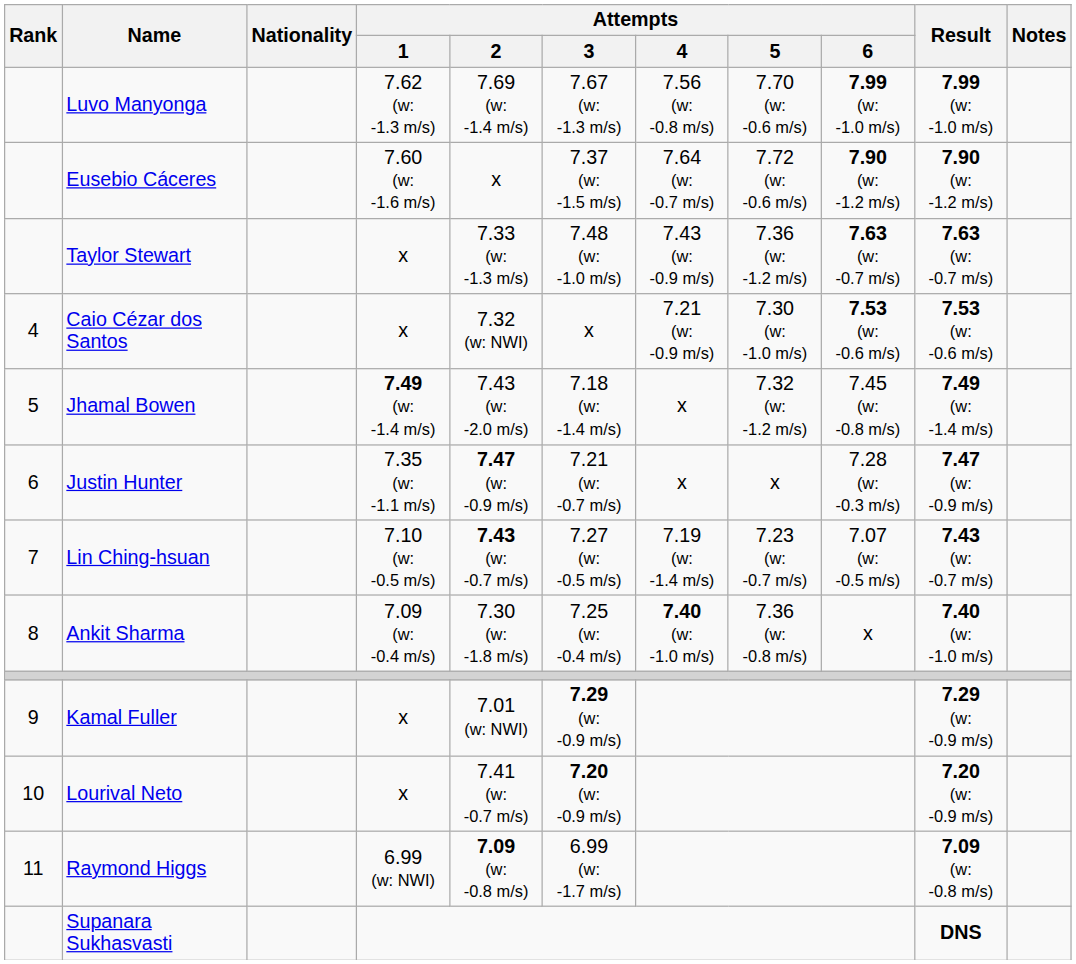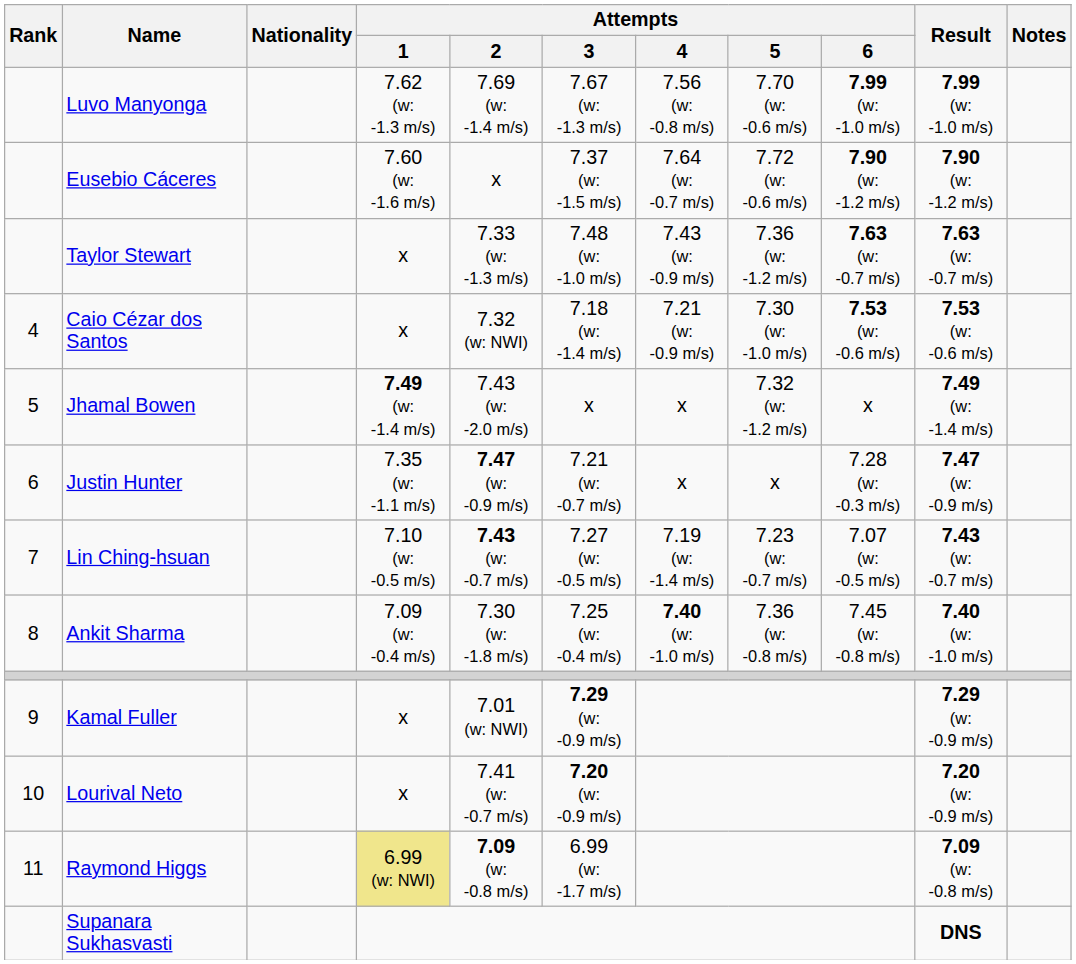(589, 331) x -> (589, 331) 7.18 (w: -1.4 m/s)
(589, 406) 7.18 (w: -1.4 m/s) -> (589, 406) x
(868, 406) 7.45 (w: -0.8 m/s) -> (868, 406) x
(868, 633) x -> (868, 633) 7.45 (w: -0.8 m/s)
(403, 868) no background -> (403, 868) khaki background
